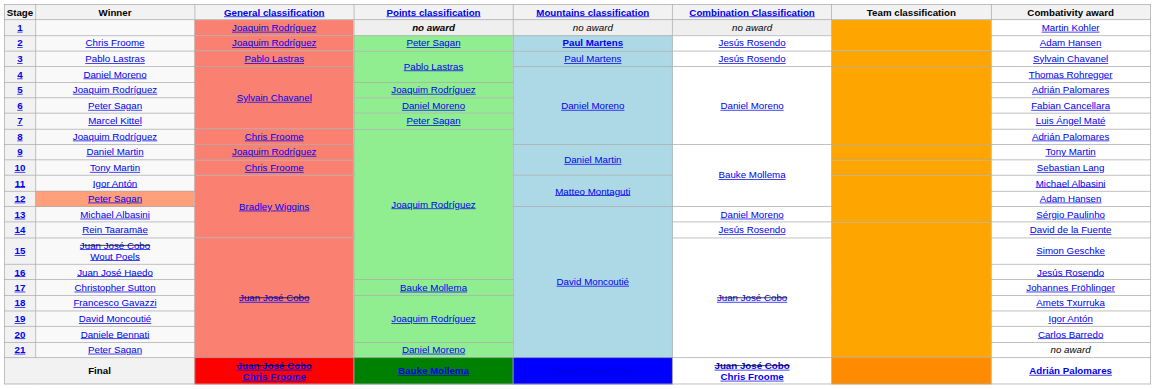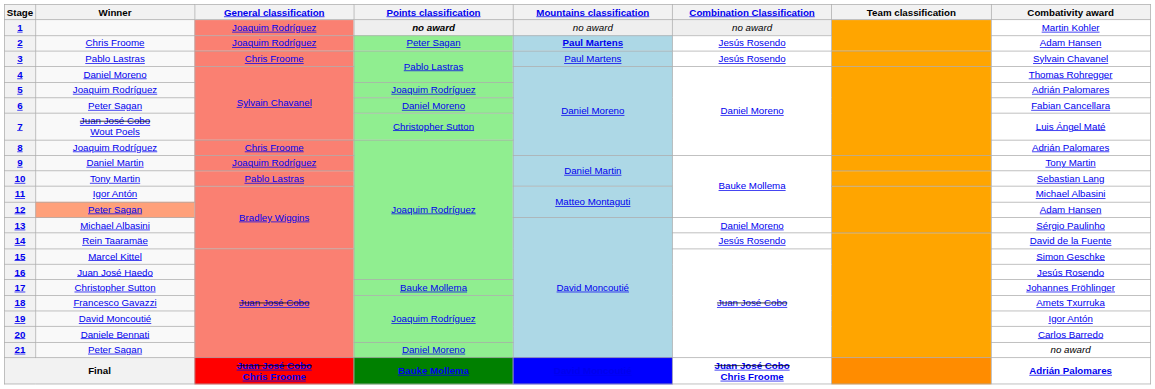(274, 59) Pablo Lastras -> (274, 59) Chris Froome
(115, 121) Marcel Kittel -> (115, 127) Juan José Cobo Wout Poels
(434, 121) Peter Sagan -> (434, 127) Christopher Sutton
(274, 168) Chris Froome -> (274, 179) Pablo Lastras
(115, 251) Juan José Cobo Wout Poels -> (115, 257) Marcel Kittel
